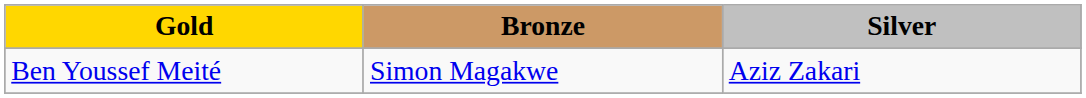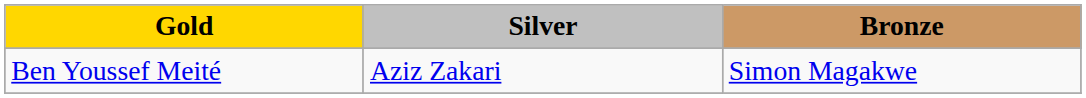columns swapped: (902, 26) <-> (543, 26)
